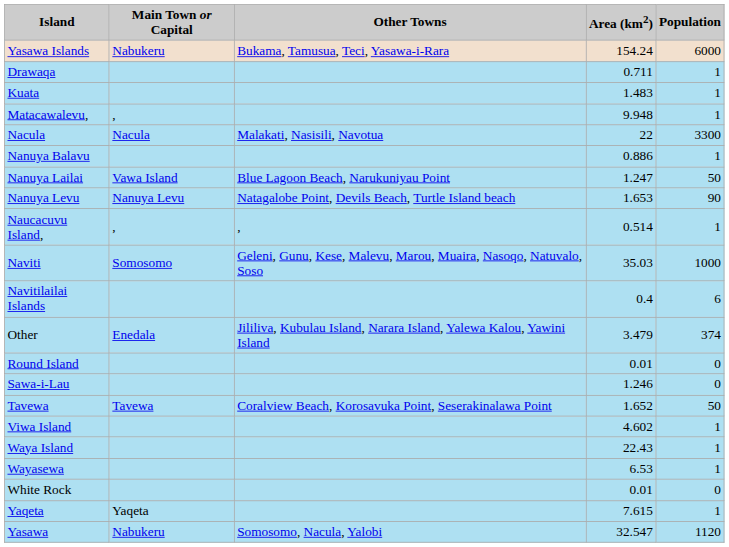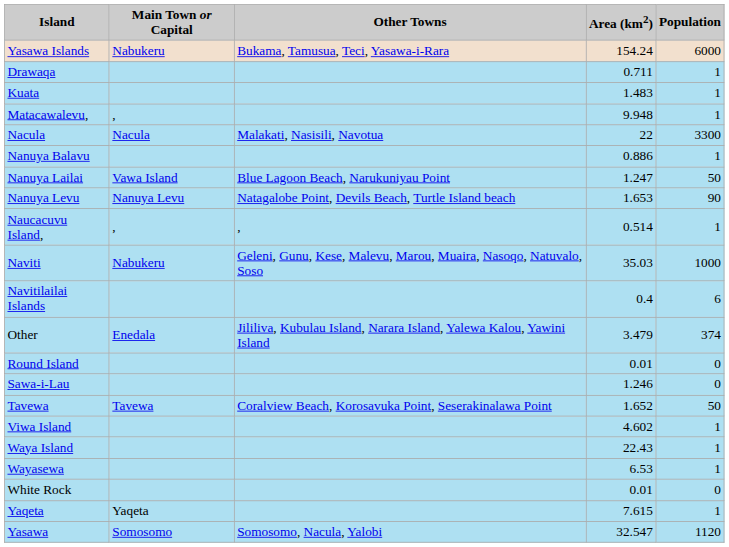(142, 262) Somosomo -> (139, 262) Nabukeru
(139, 532) Nabukeru -> (142, 532) Somosomo
